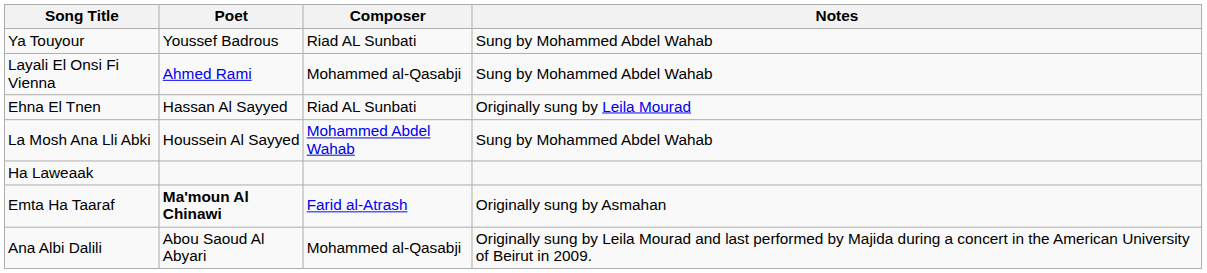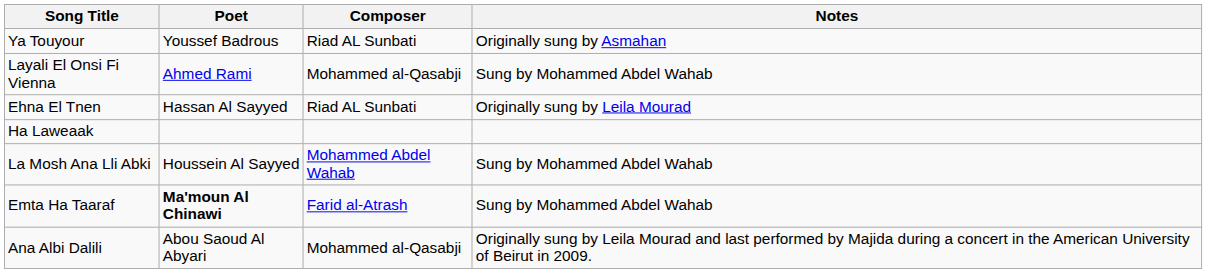(594, 41) Sung by Mohammed Abdel Wahab -> (571, 41) Originally sung by Asmahan
rows swapped: (79, 140) <-> (51, 173)
(571, 206) Originally sung by Asmahan -> (594, 206) Sung by Mohammed Abdel Wahab
